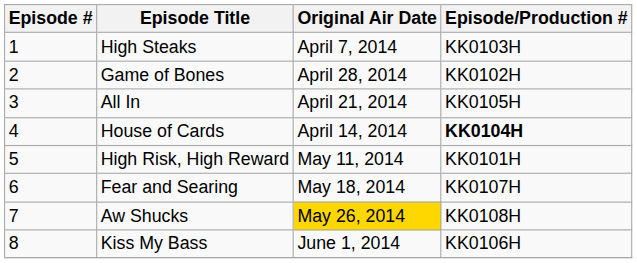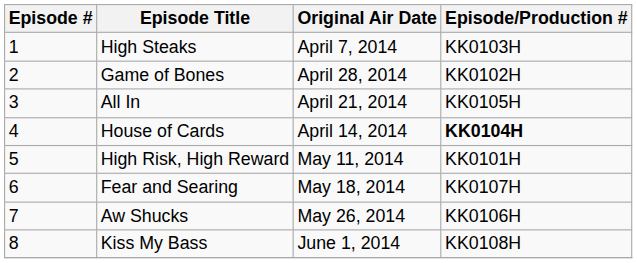(351, 215) gold background -> (351, 215) no background
(483, 215) KK0108H -> (483, 215) KK0106H
(483, 243) KK0106H -> (483, 243) KK0108H
